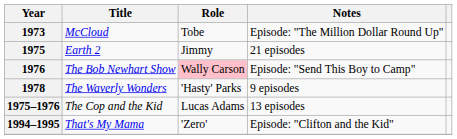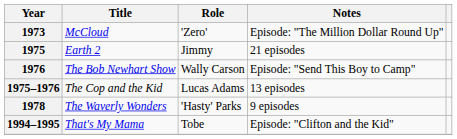(193, 32) Tobe -> (194, 32) 'Zero'
(213, 69) pink background -> (213, 69) no background
rows swapped: (33, 106) <-> (33, 87)
(194, 124) 'Zero' -> (193, 124) Tobe
